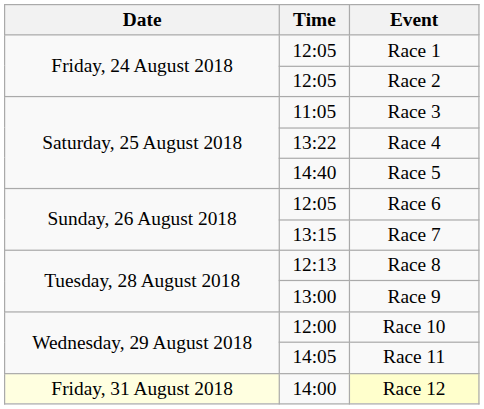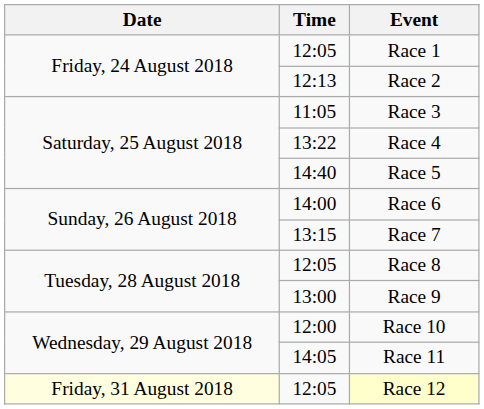(314, 81) 12:05 -> (314, 81) 12:13
(314, 204) 12:05 -> (314, 204) 14:00
(314, 265) 12:13 -> (314, 265) 12:05
(314, 388) 14:00 -> (314, 388) 12:05
